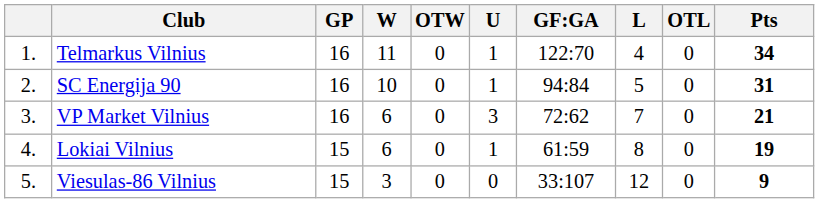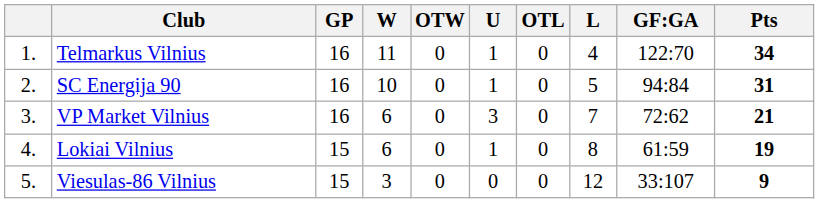columns swapped: (689, 20) <-> (566, 20)
